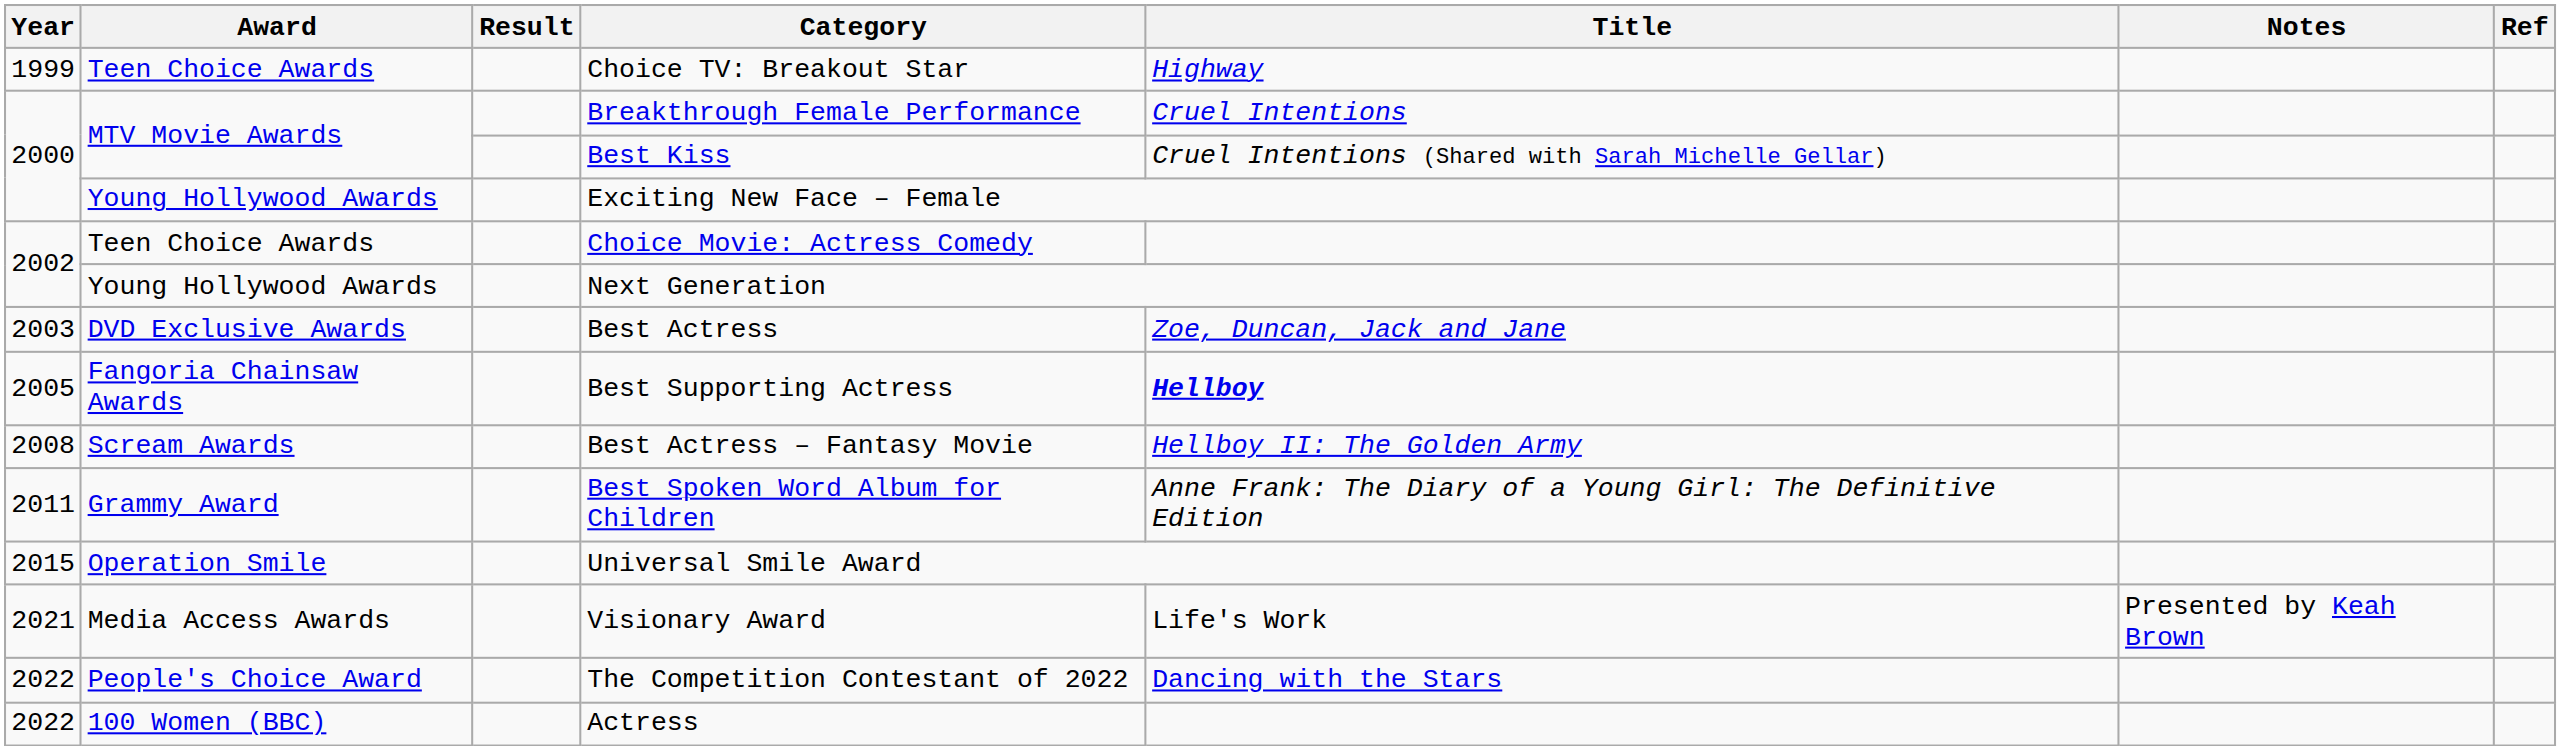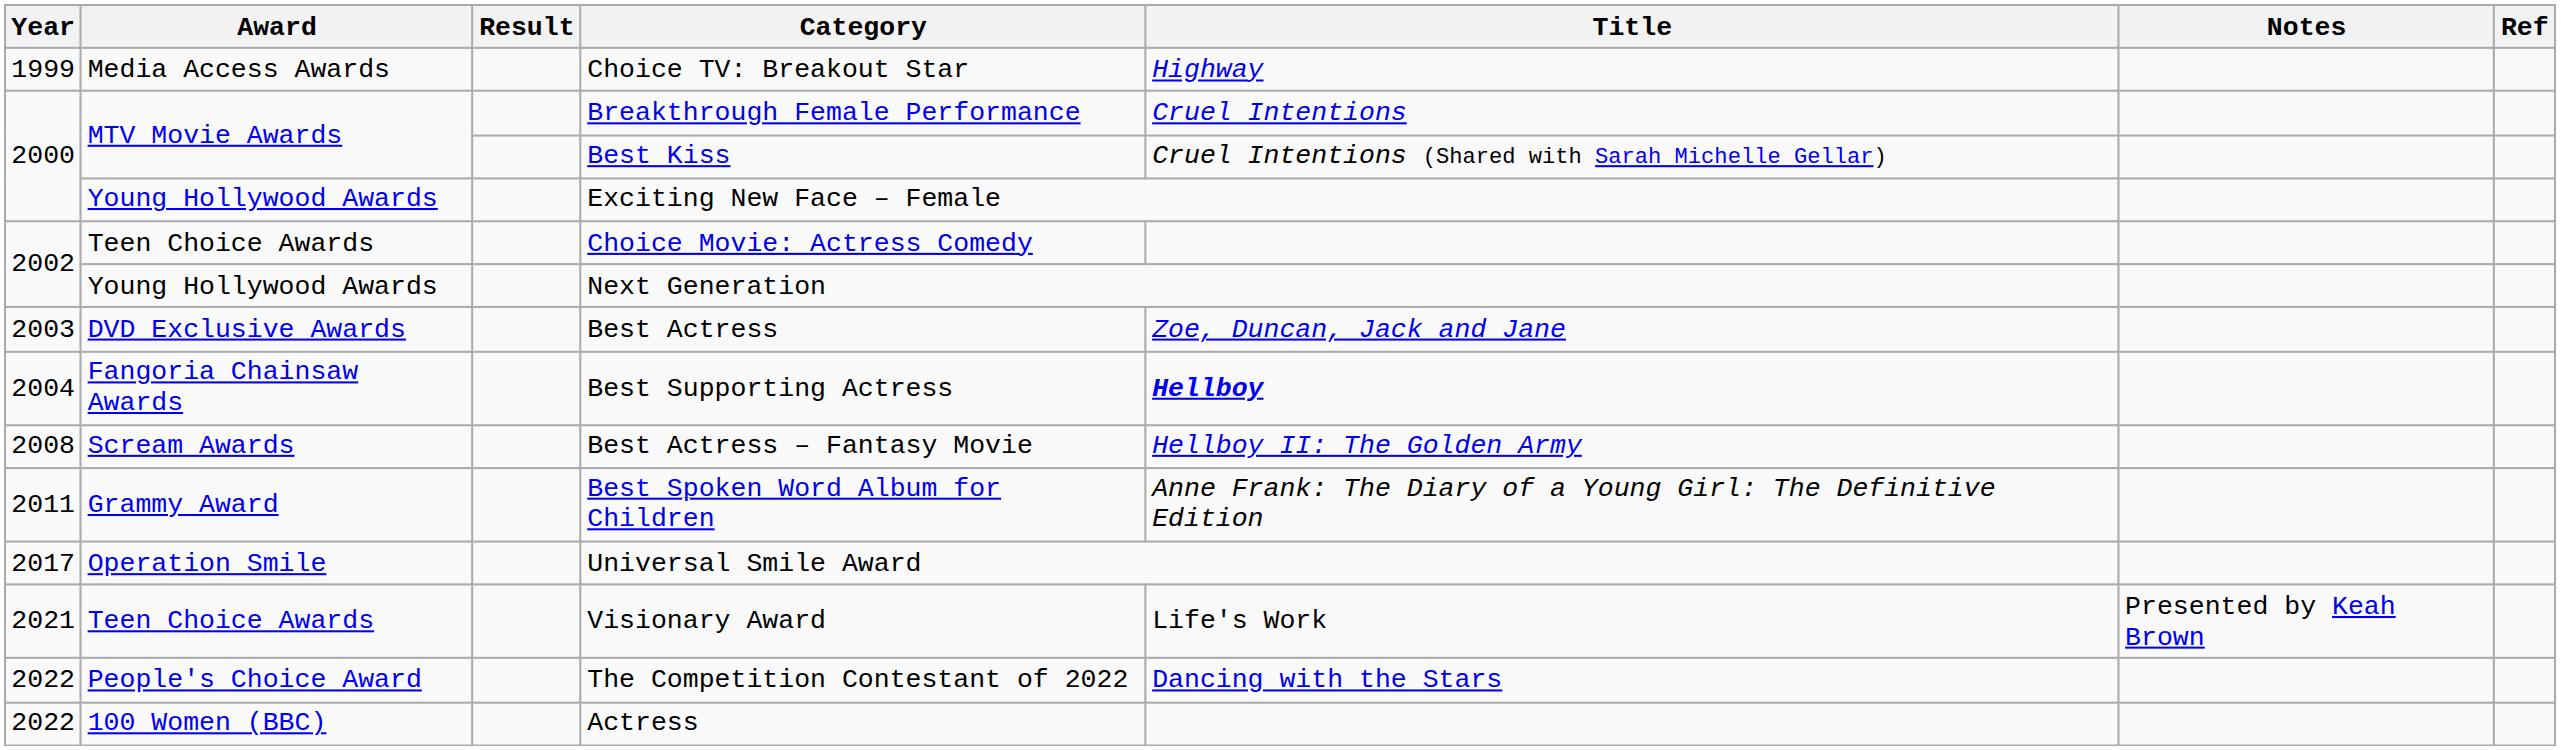(231, 70) Teen Choice Awards -> (239, 70) Media Access Awards
(43, 388) 2005 -> (43, 388) 2004
(43, 563) 2015 -> (43, 563) 2017
(239, 622) Media Access Awards -> (231, 622) Teen Choice Awards
